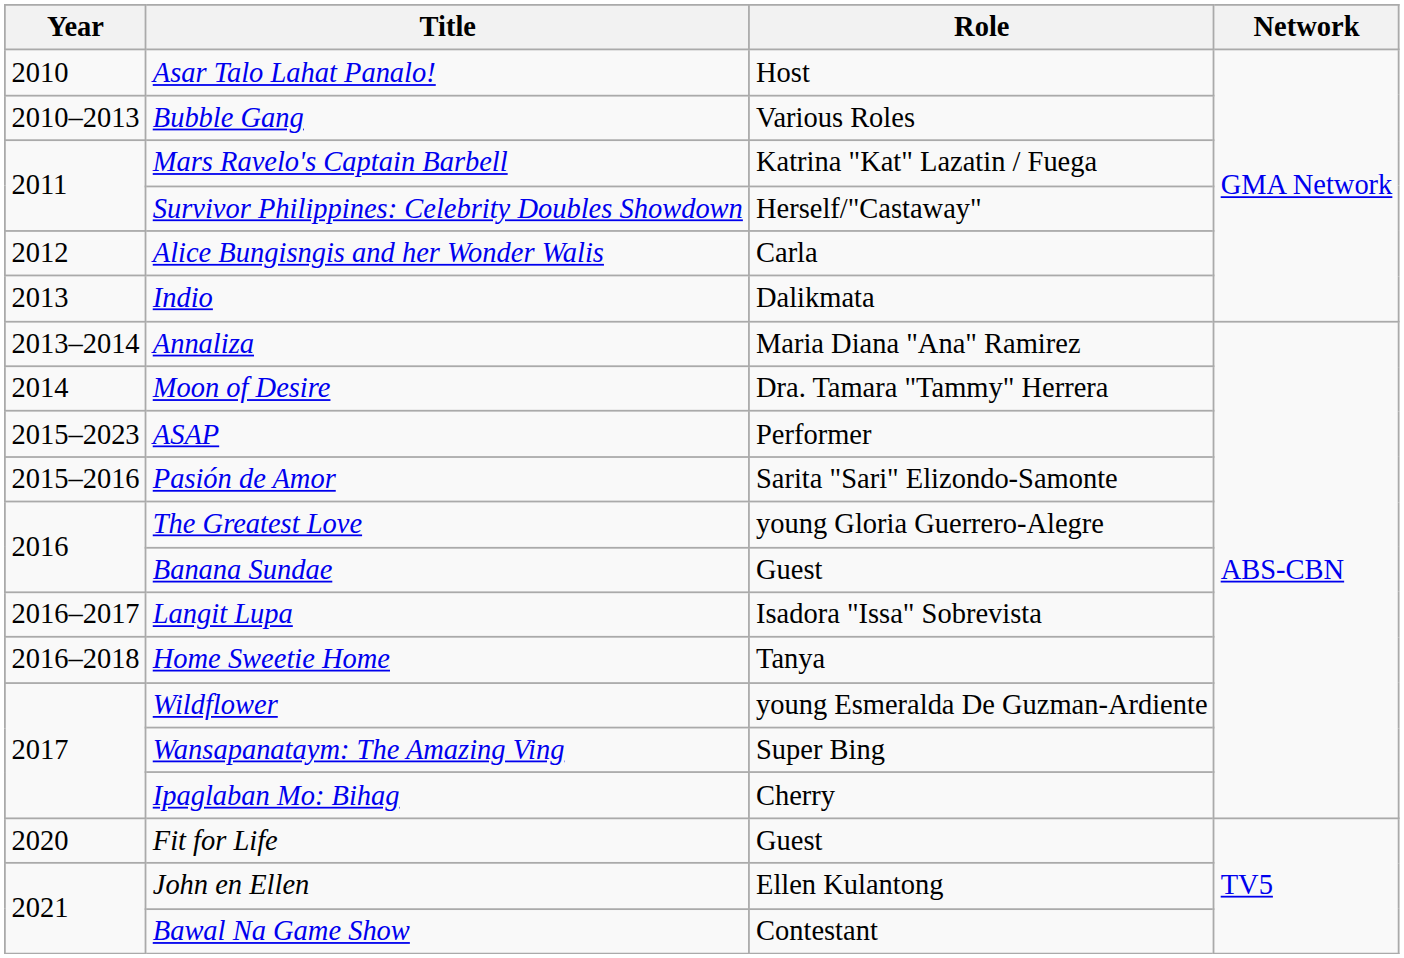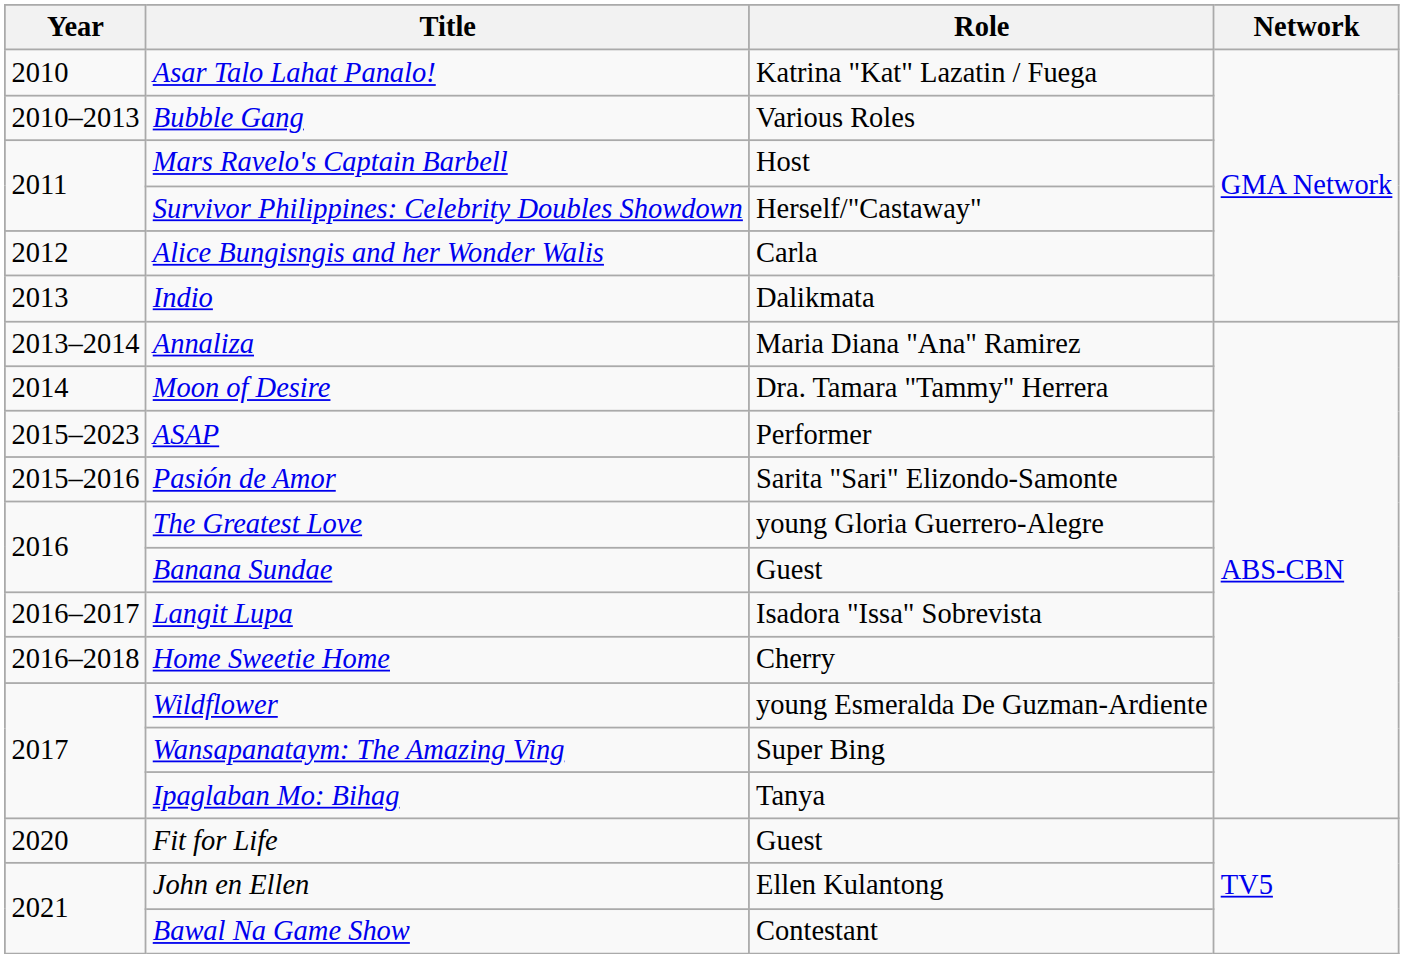(783, 72) Host -> (927, 72) Katrina "Kat" Lazatin / Fuega
(927, 162) Katrina "Kat" Lazatin / Fuega -> (783, 162) Host
(791, 659) Tanya -> (796, 659) Cherry
(796, 794) Cherry -> (791, 794) Tanya
